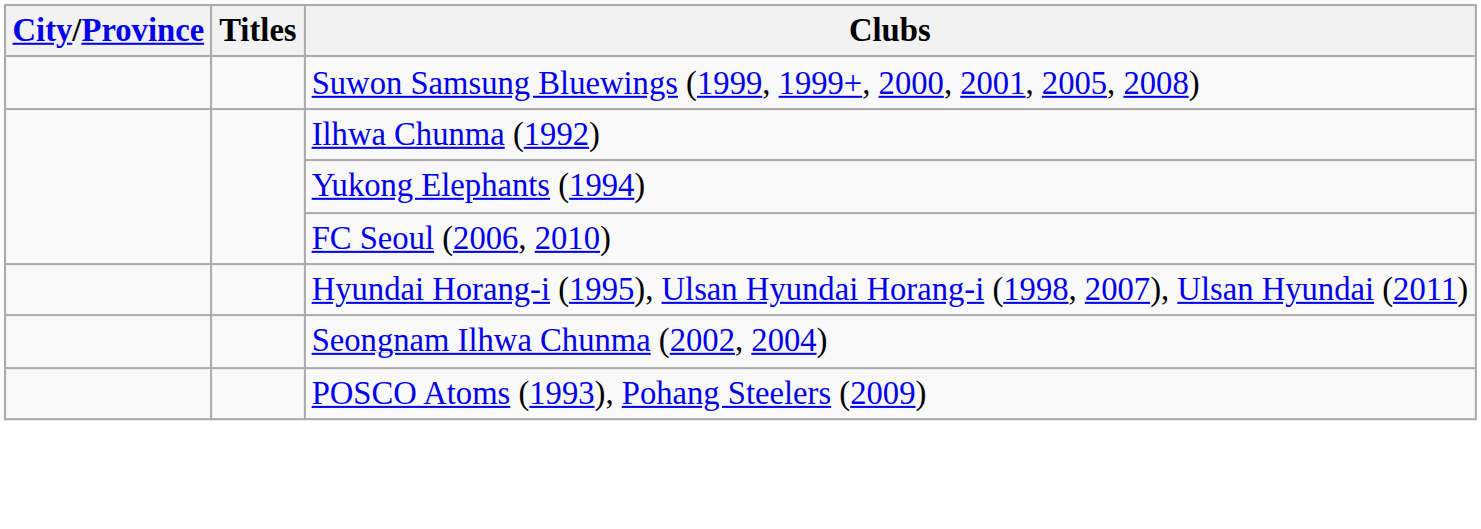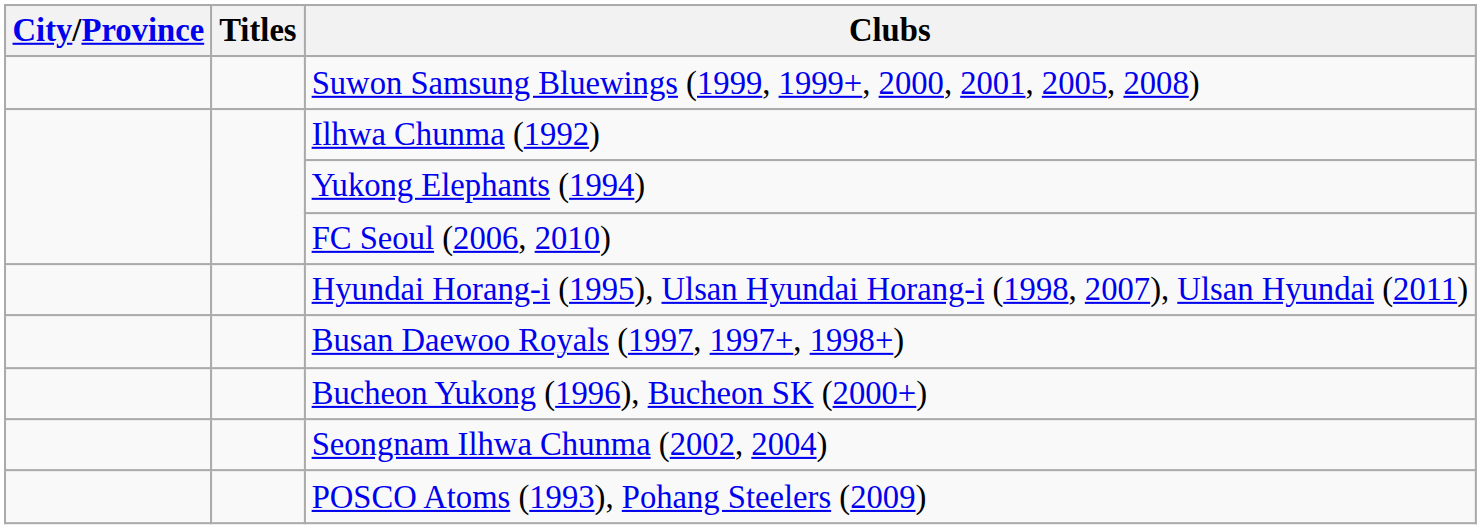+ row: (608, 340)
+ row: (619, 392)
